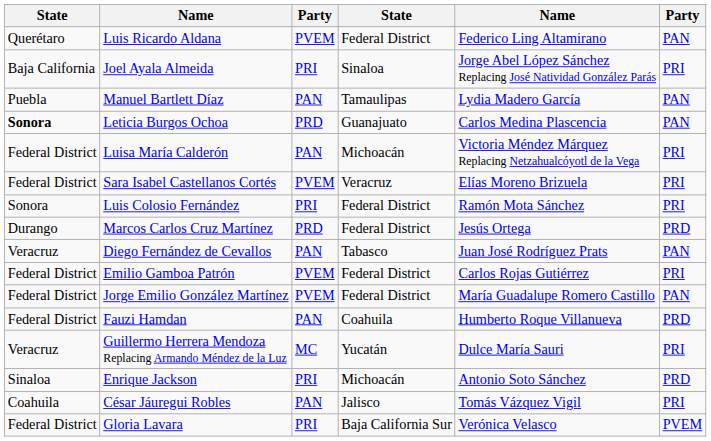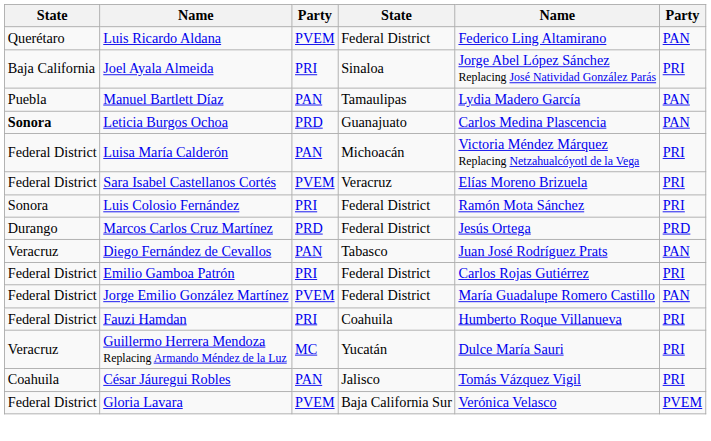(315, 273) PVEM -> (306, 273) PRI
(309, 318) PAN -> (306, 318) PRI
(677, 318) PRD -> (674, 318) PRI
- row: (150, 380)
(306, 425) PRI -> (315, 402) PVEM
